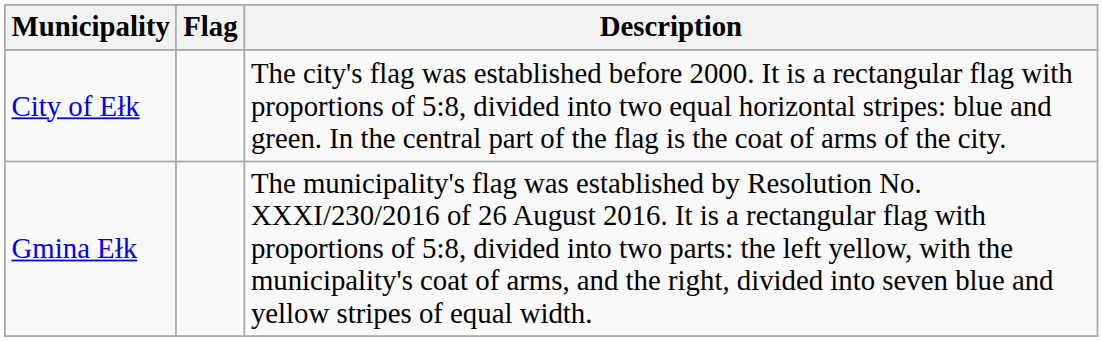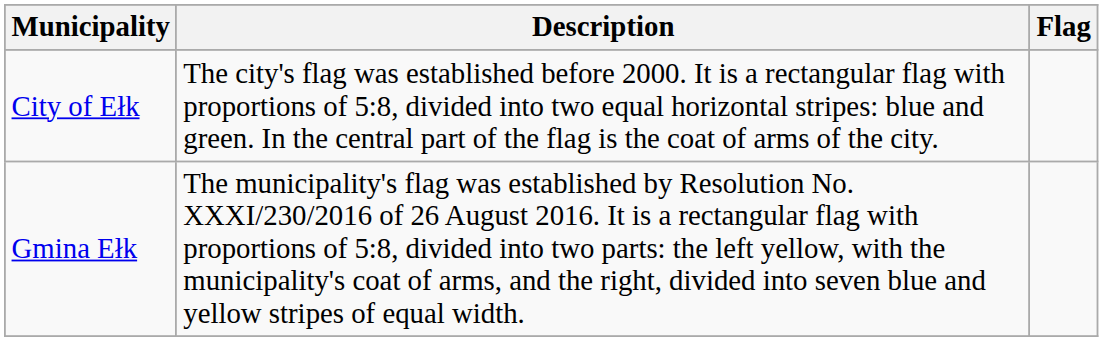columns swapped: (210, 27) <-> (671, 27)
